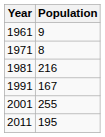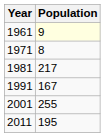(41, 31) no background -> (41, 31) lightyellow background
(48, 68) 216 -> (48, 68) 217
